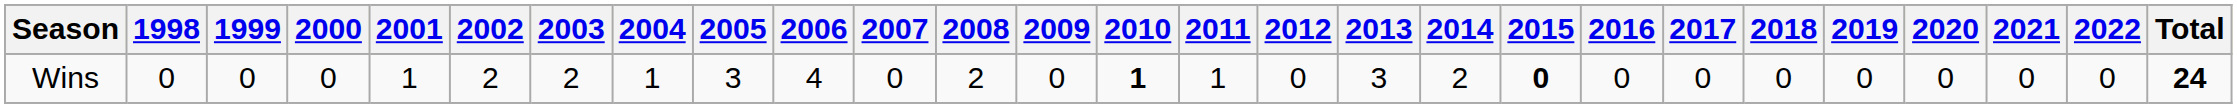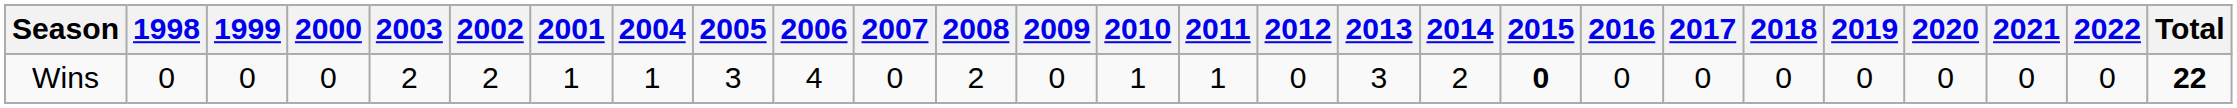columns swapped: (409, 29) <-> (571, 29)
(1138, 78) bold -> (1138, 78) normal
(2190, 78) 24 -> (2190, 78) 22
